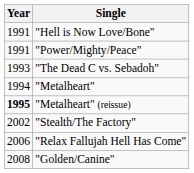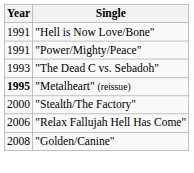- row: (65, 86)
(19, 123) 2002 -> (19, 104) 2000
